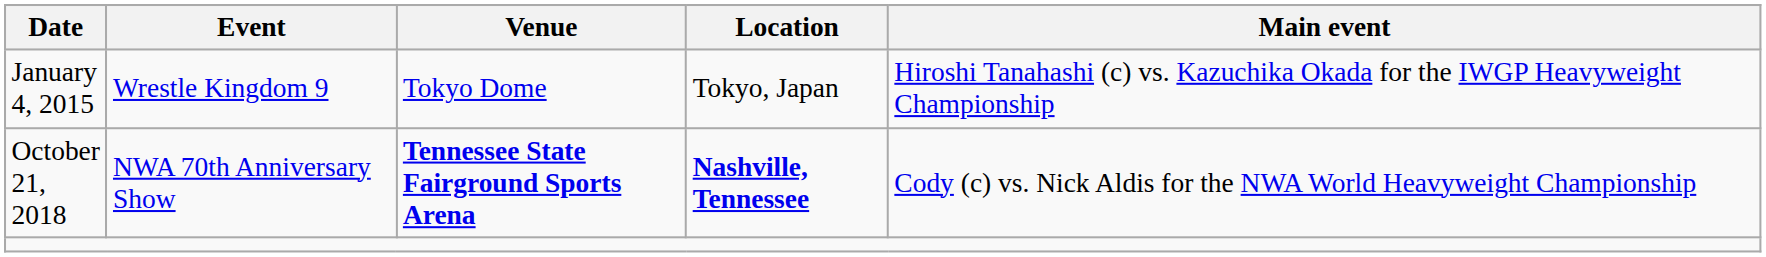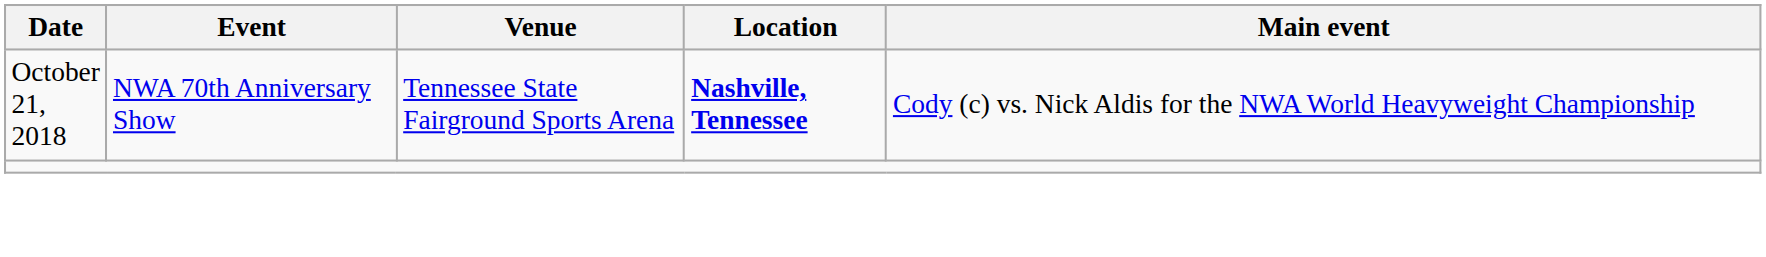- row: (54, 88)
(512, 182) bold -> (539, 104) normal
